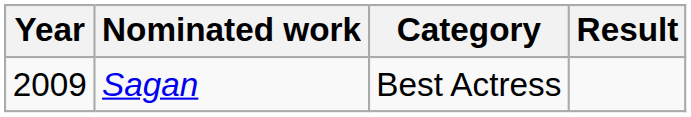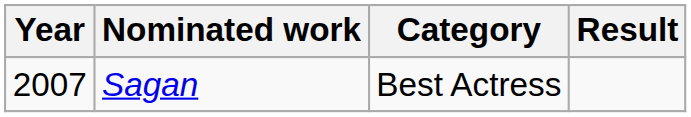(50, 83) 2009 -> (50, 83) 2007
